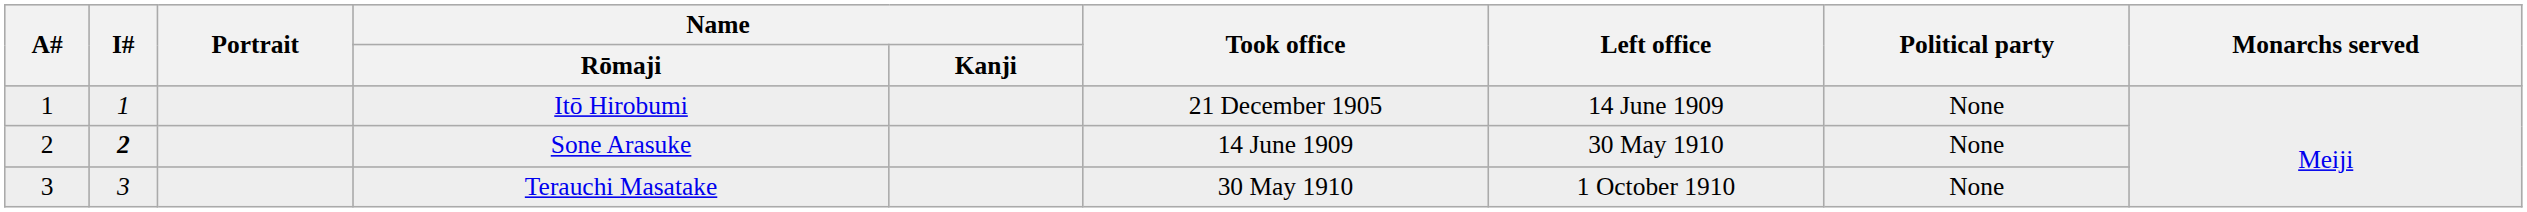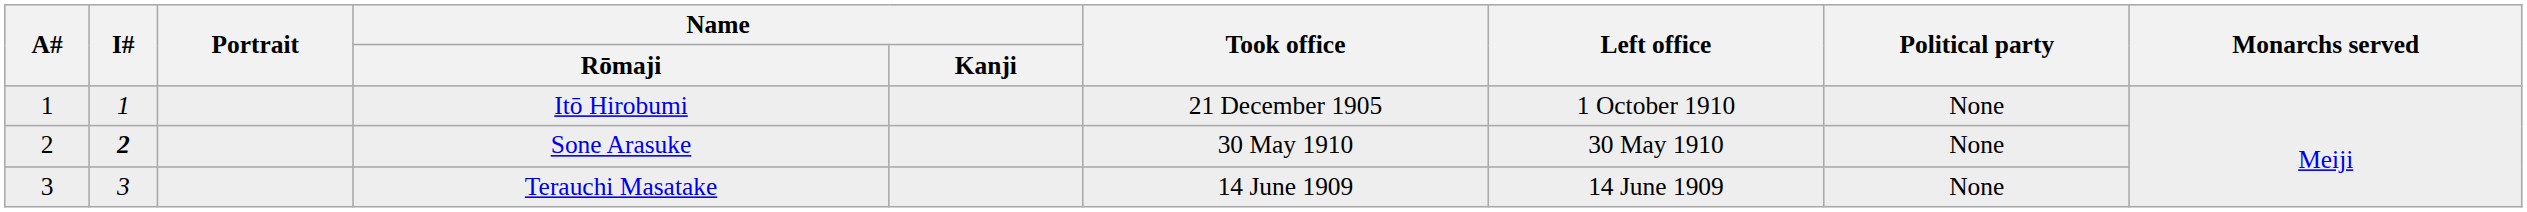(1656, 105) 14 June 1909 -> (1656, 105) 1 October 1910
(1285, 145) 14 June 1909 -> (1285, 145) 30 May 1910
(1285, 186) 30 May 1910 -> (1285, 186) 14 June 1909
(1656, 186) 1 October 1910 -> (1656, 186) 14 June 1909
